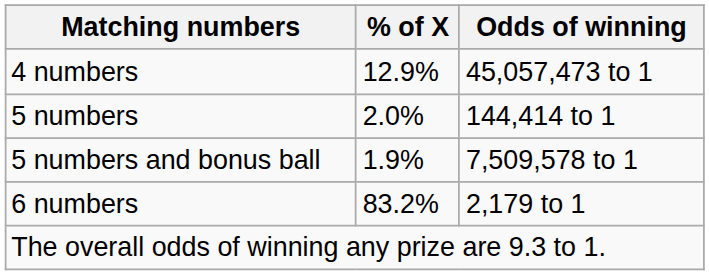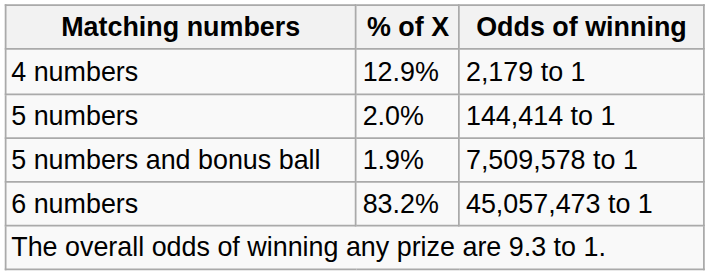(559, 71) 45,057,473 to 1 -> (526, 71) 2,179 to 1
(526, 203) 2,179 to 1 -> (559, 203) 45,057,473 to 1
